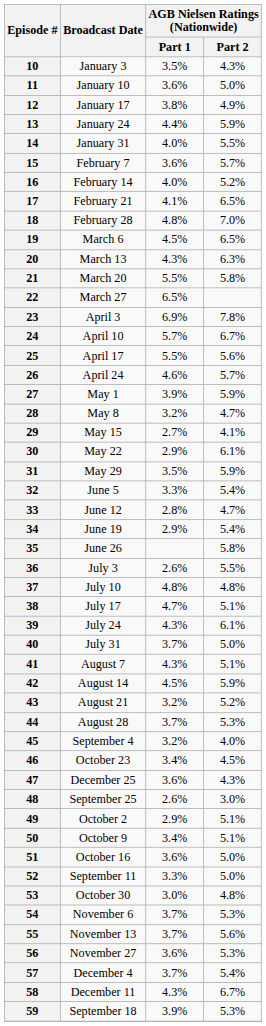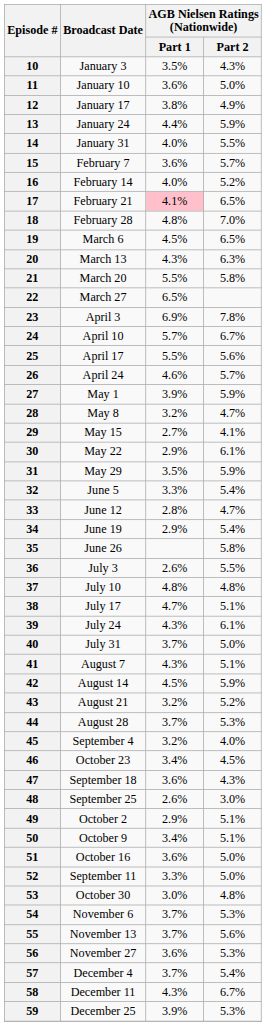(175, 201) no background -> (175, 201) pink background
(103, 779) December 25 -> (103, 779) September 18
(103, 1011) September 18 -> (103, 1011) December 25
